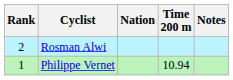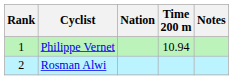rows swapped: (78, 65) <-> (74, 46)
